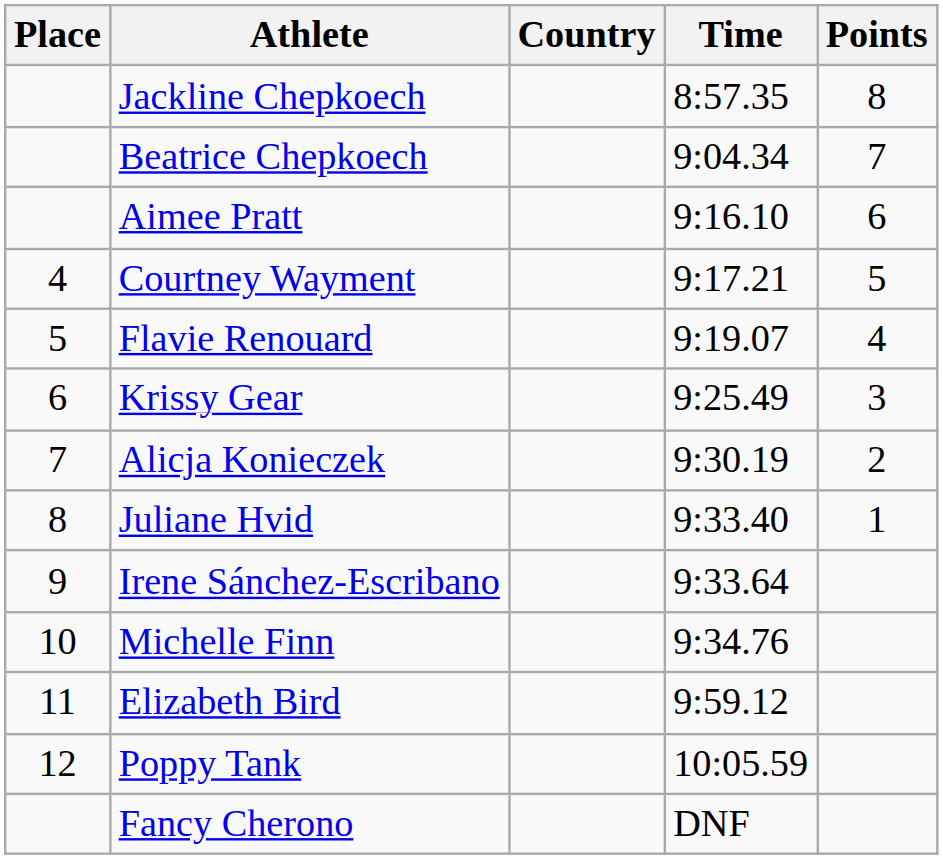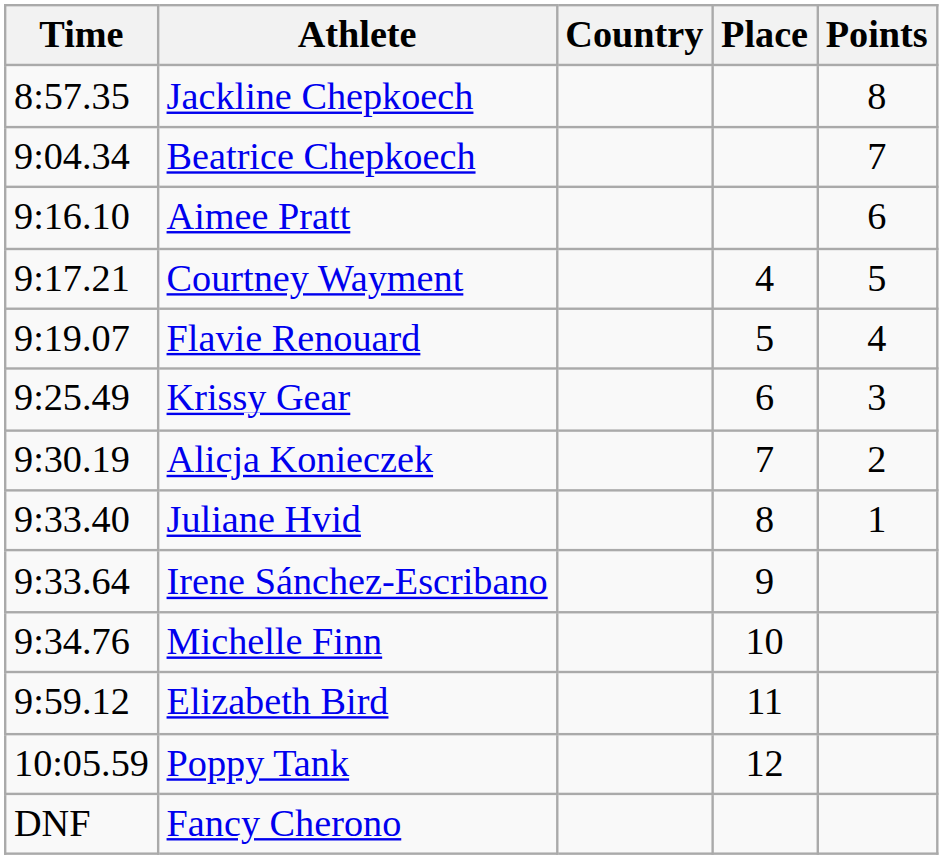columns swapped: (58, 34) <-> (741, 34)
